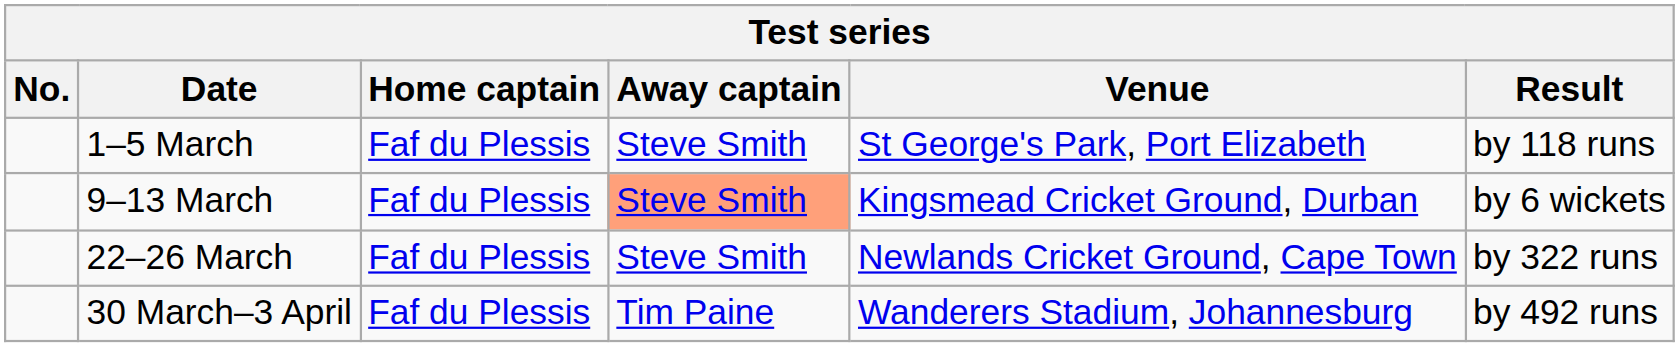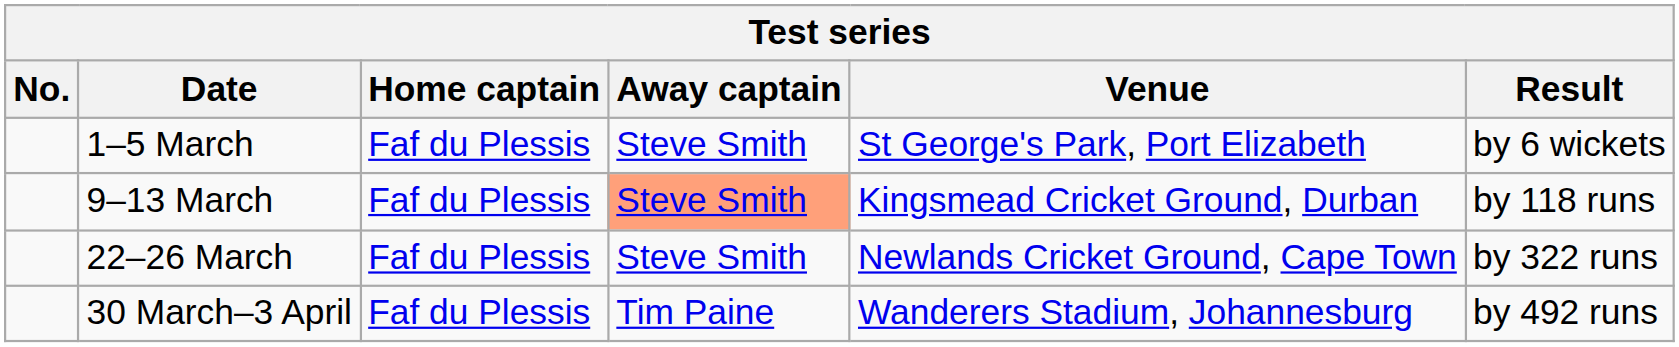(1564, 144) by 118 runs -> (1569, 144) by 6 wickets
(1569, 200) by 6 wickets -> (1564, 200) by 118 runs
